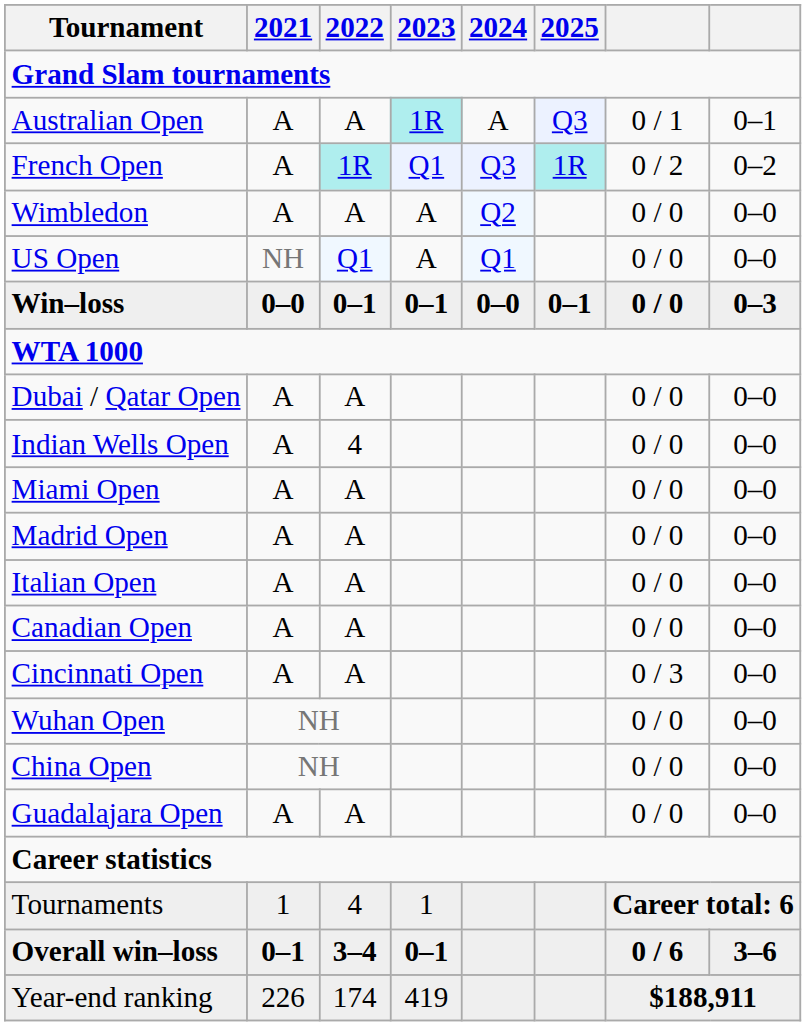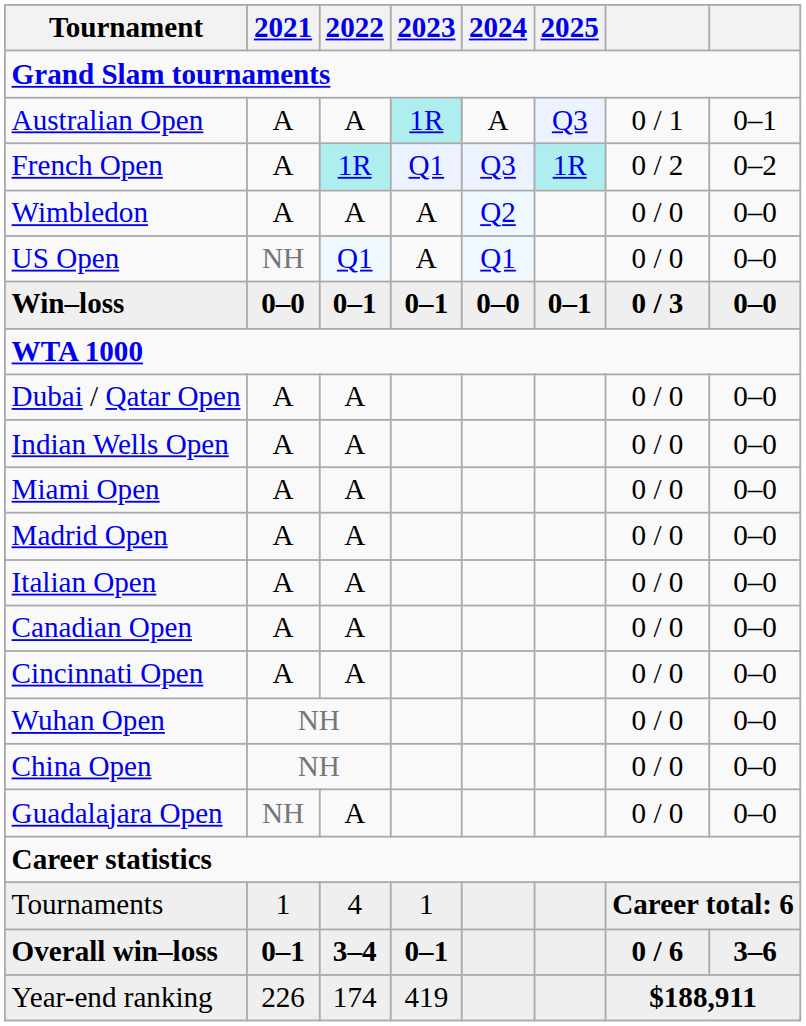(658, 304) 0 / 0 -> (658, 304) 0 / 3
(755, 304) 0–3 -> (755, 304) 0–0
(355, 443) 4 -> (355, 443) A
(658, 674) 0 / 3 -> (658, 674) 0 / 0
(283, 812) A -> (283, 812) NH
